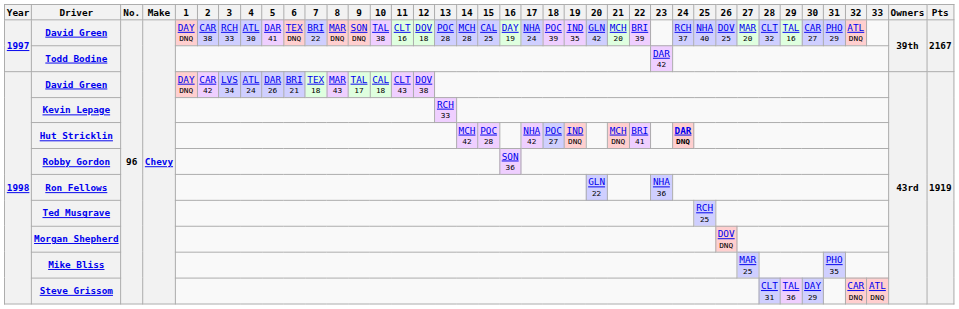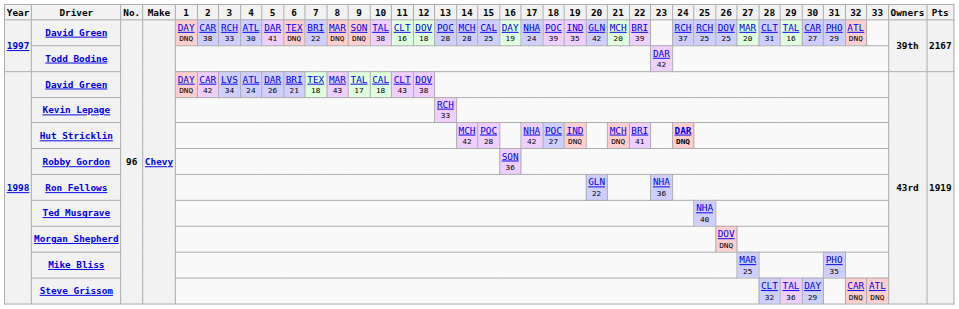(705, 32) NHA 40 -> (705, 32) RCH 25
(769, 32) CLT 32 -> (769, 32) CLT 31
(705, 213) RCH 25 -> (705, 213) NHA 40
(769, 290) CLT 31 -> (769, 290) CLT 32
